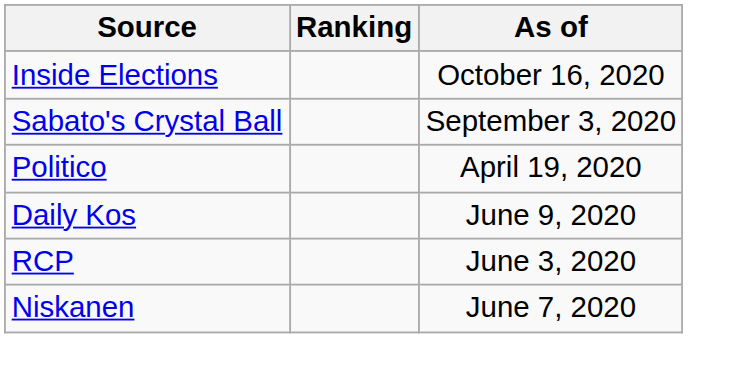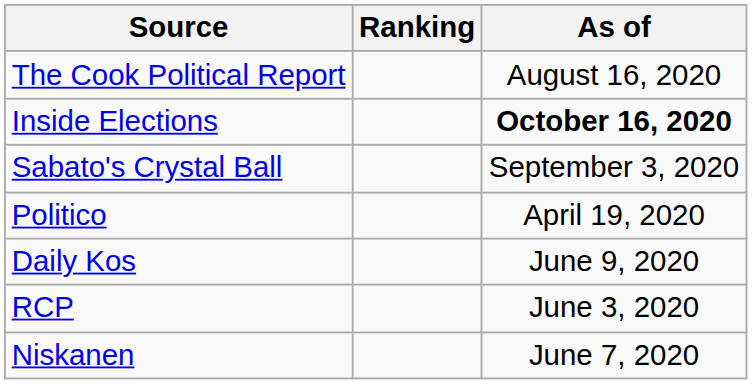+ row: (179, 74)
(551, 74) normal -> (614, 121) bold
